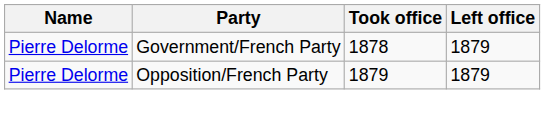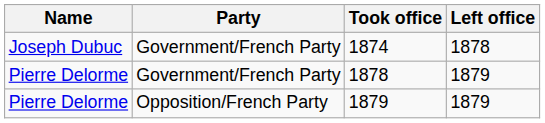+ row: (369, 46)
